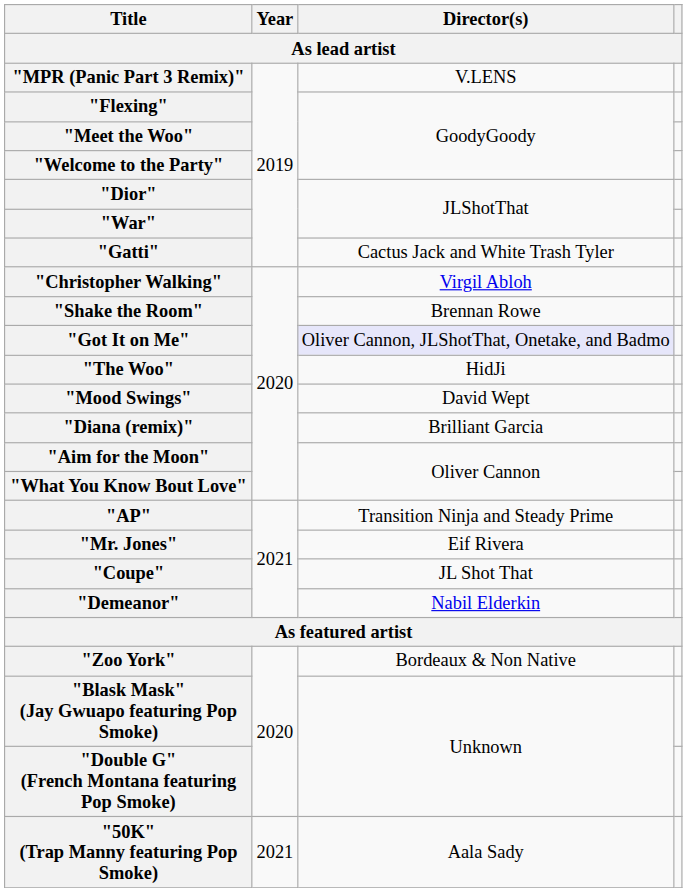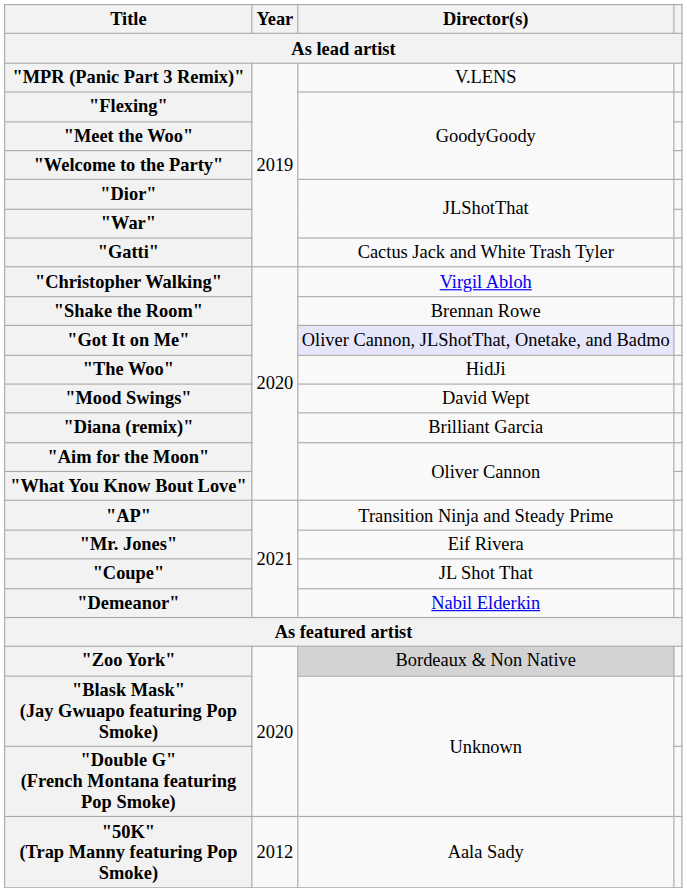(486, 661) no background -> (486, 661) lightgrey background
(275, 852) 2021 -> (275, 852) 2012
